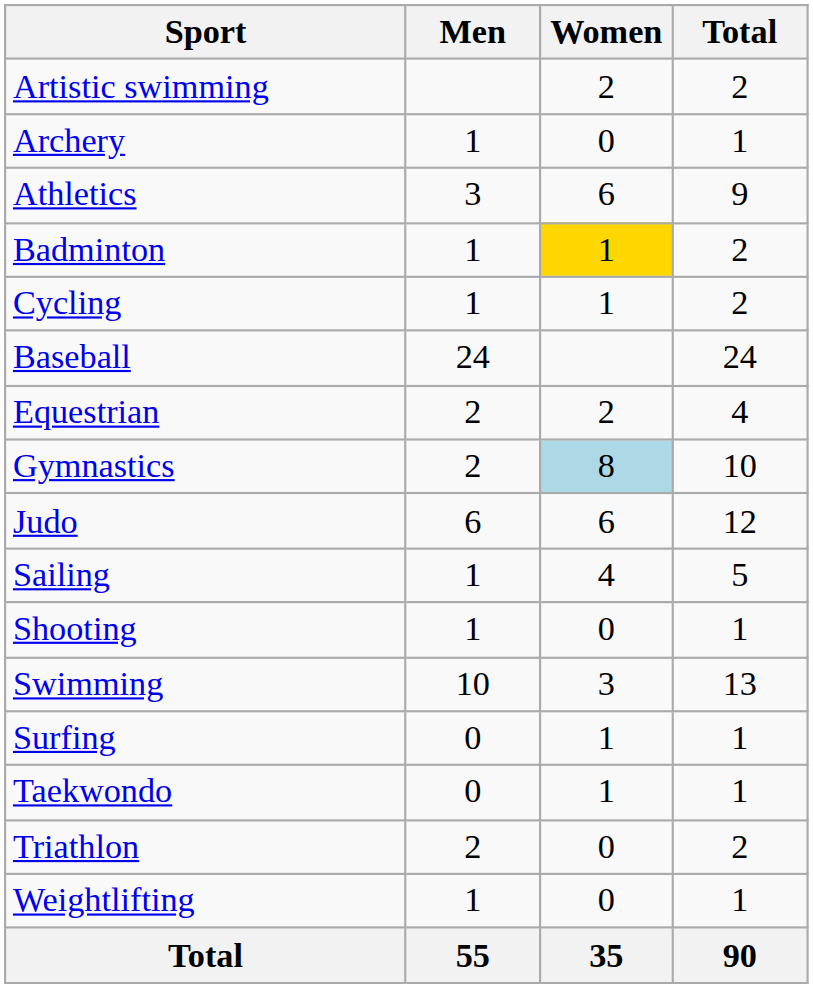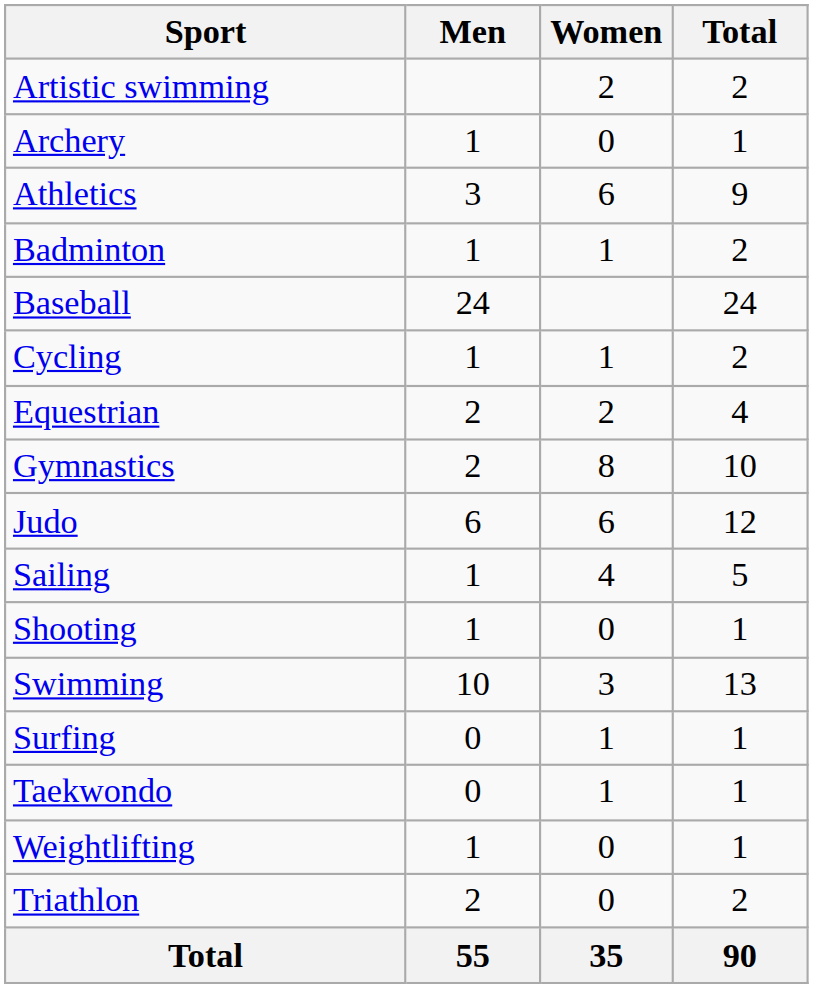(606, 248) gold background -> (606, 248) no background
rows swapped: (72, 357) <-> (67, 303)
(606, 466) lightblue background -> (606, 466) no background
rows swapped: (76, 846) <-> (104, 900)
